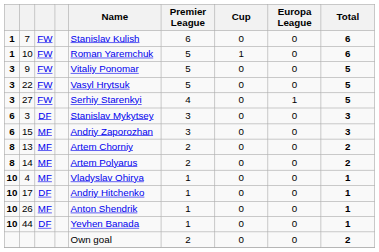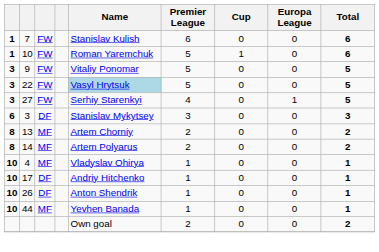(100, 85) no background -> (100, 85) lightblue background
- row: (12, 131)
(45, 208) MF -> (45, 193) DF
(45, 224) DF -> (45, 208) MF
